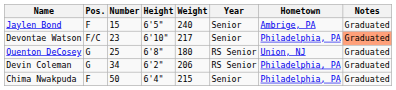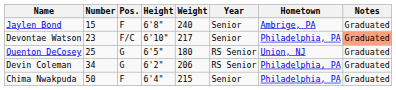columns swapped: (124, 11) <-> (95, 11)
(153, 25) 6'5" -> (153, 25) 6'8"
(153, 52) 6'8" -> (153, 52) 6'5"
